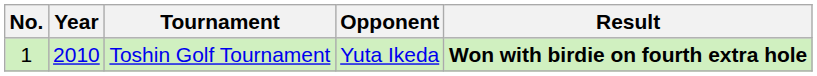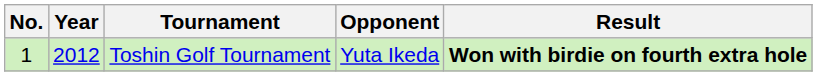(76, 55) 2010 -> (76, 55) 2012
